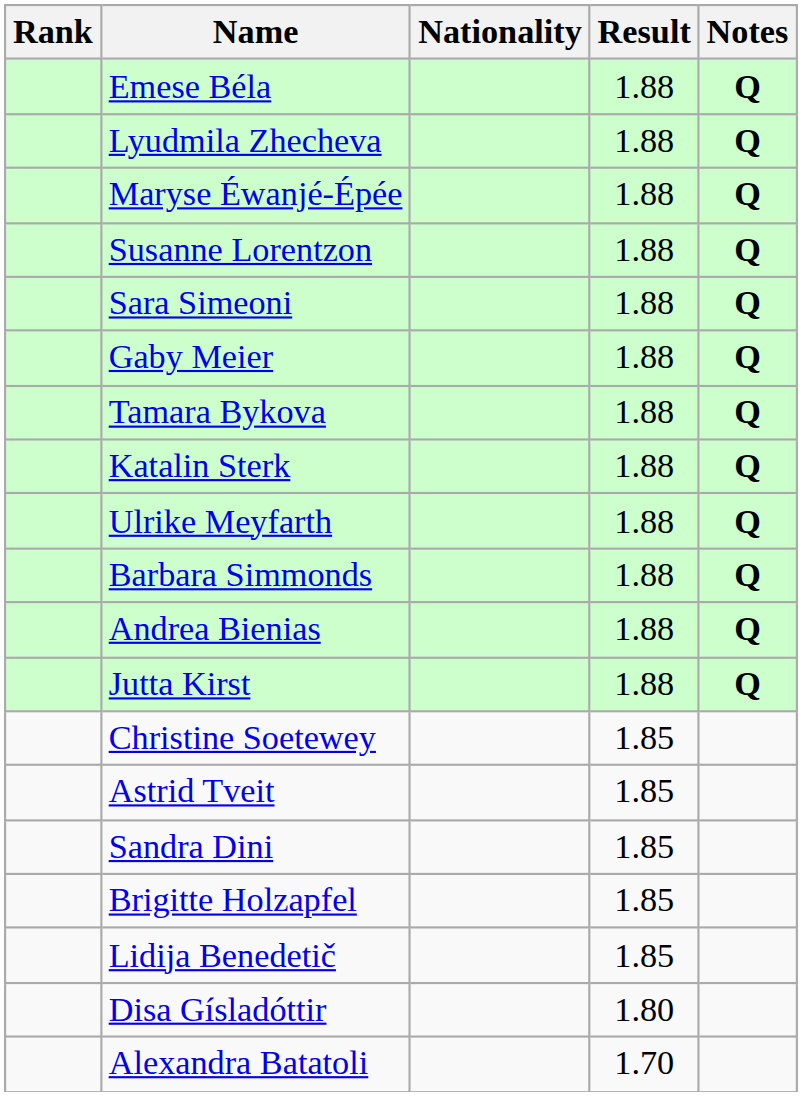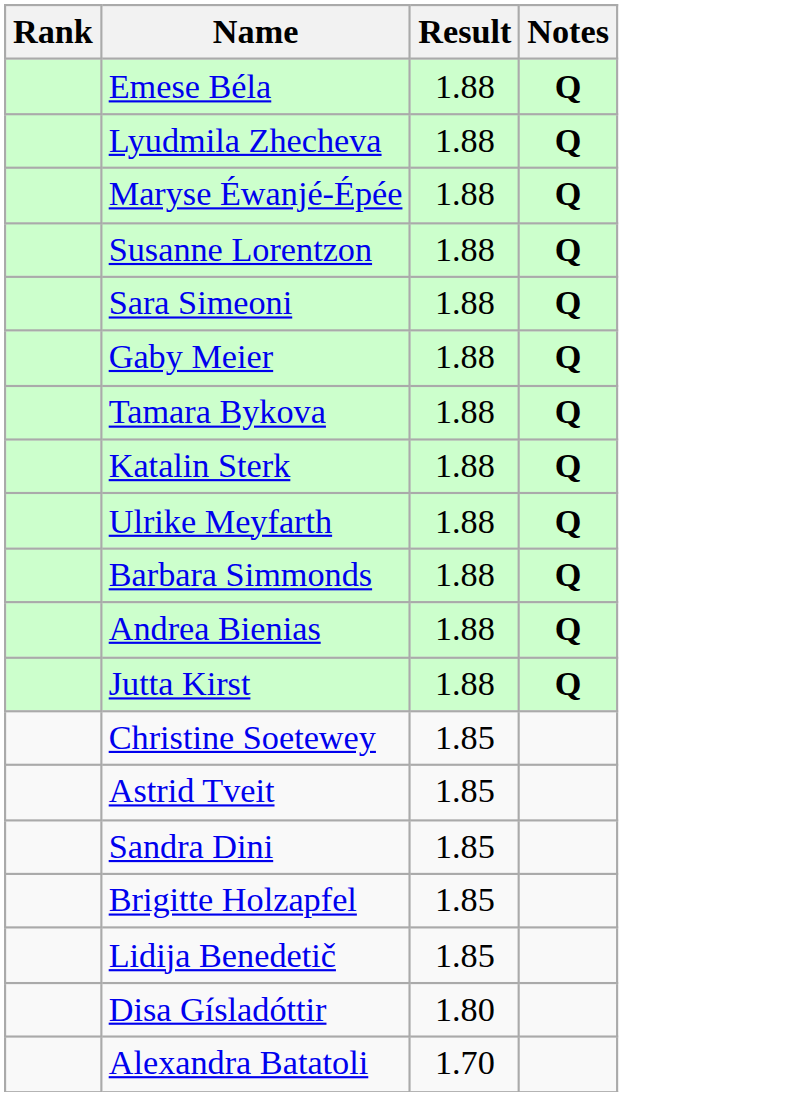- column: (500, 31)
